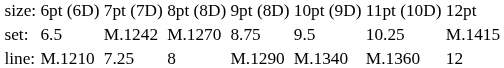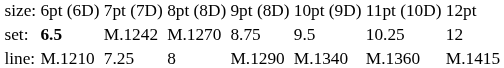(51, 34) normal -> (51, 34) bold
(473, 34) M.1415 -> (454, 34) 12
(454, 58) 12 -> (473, 58) M.1415
